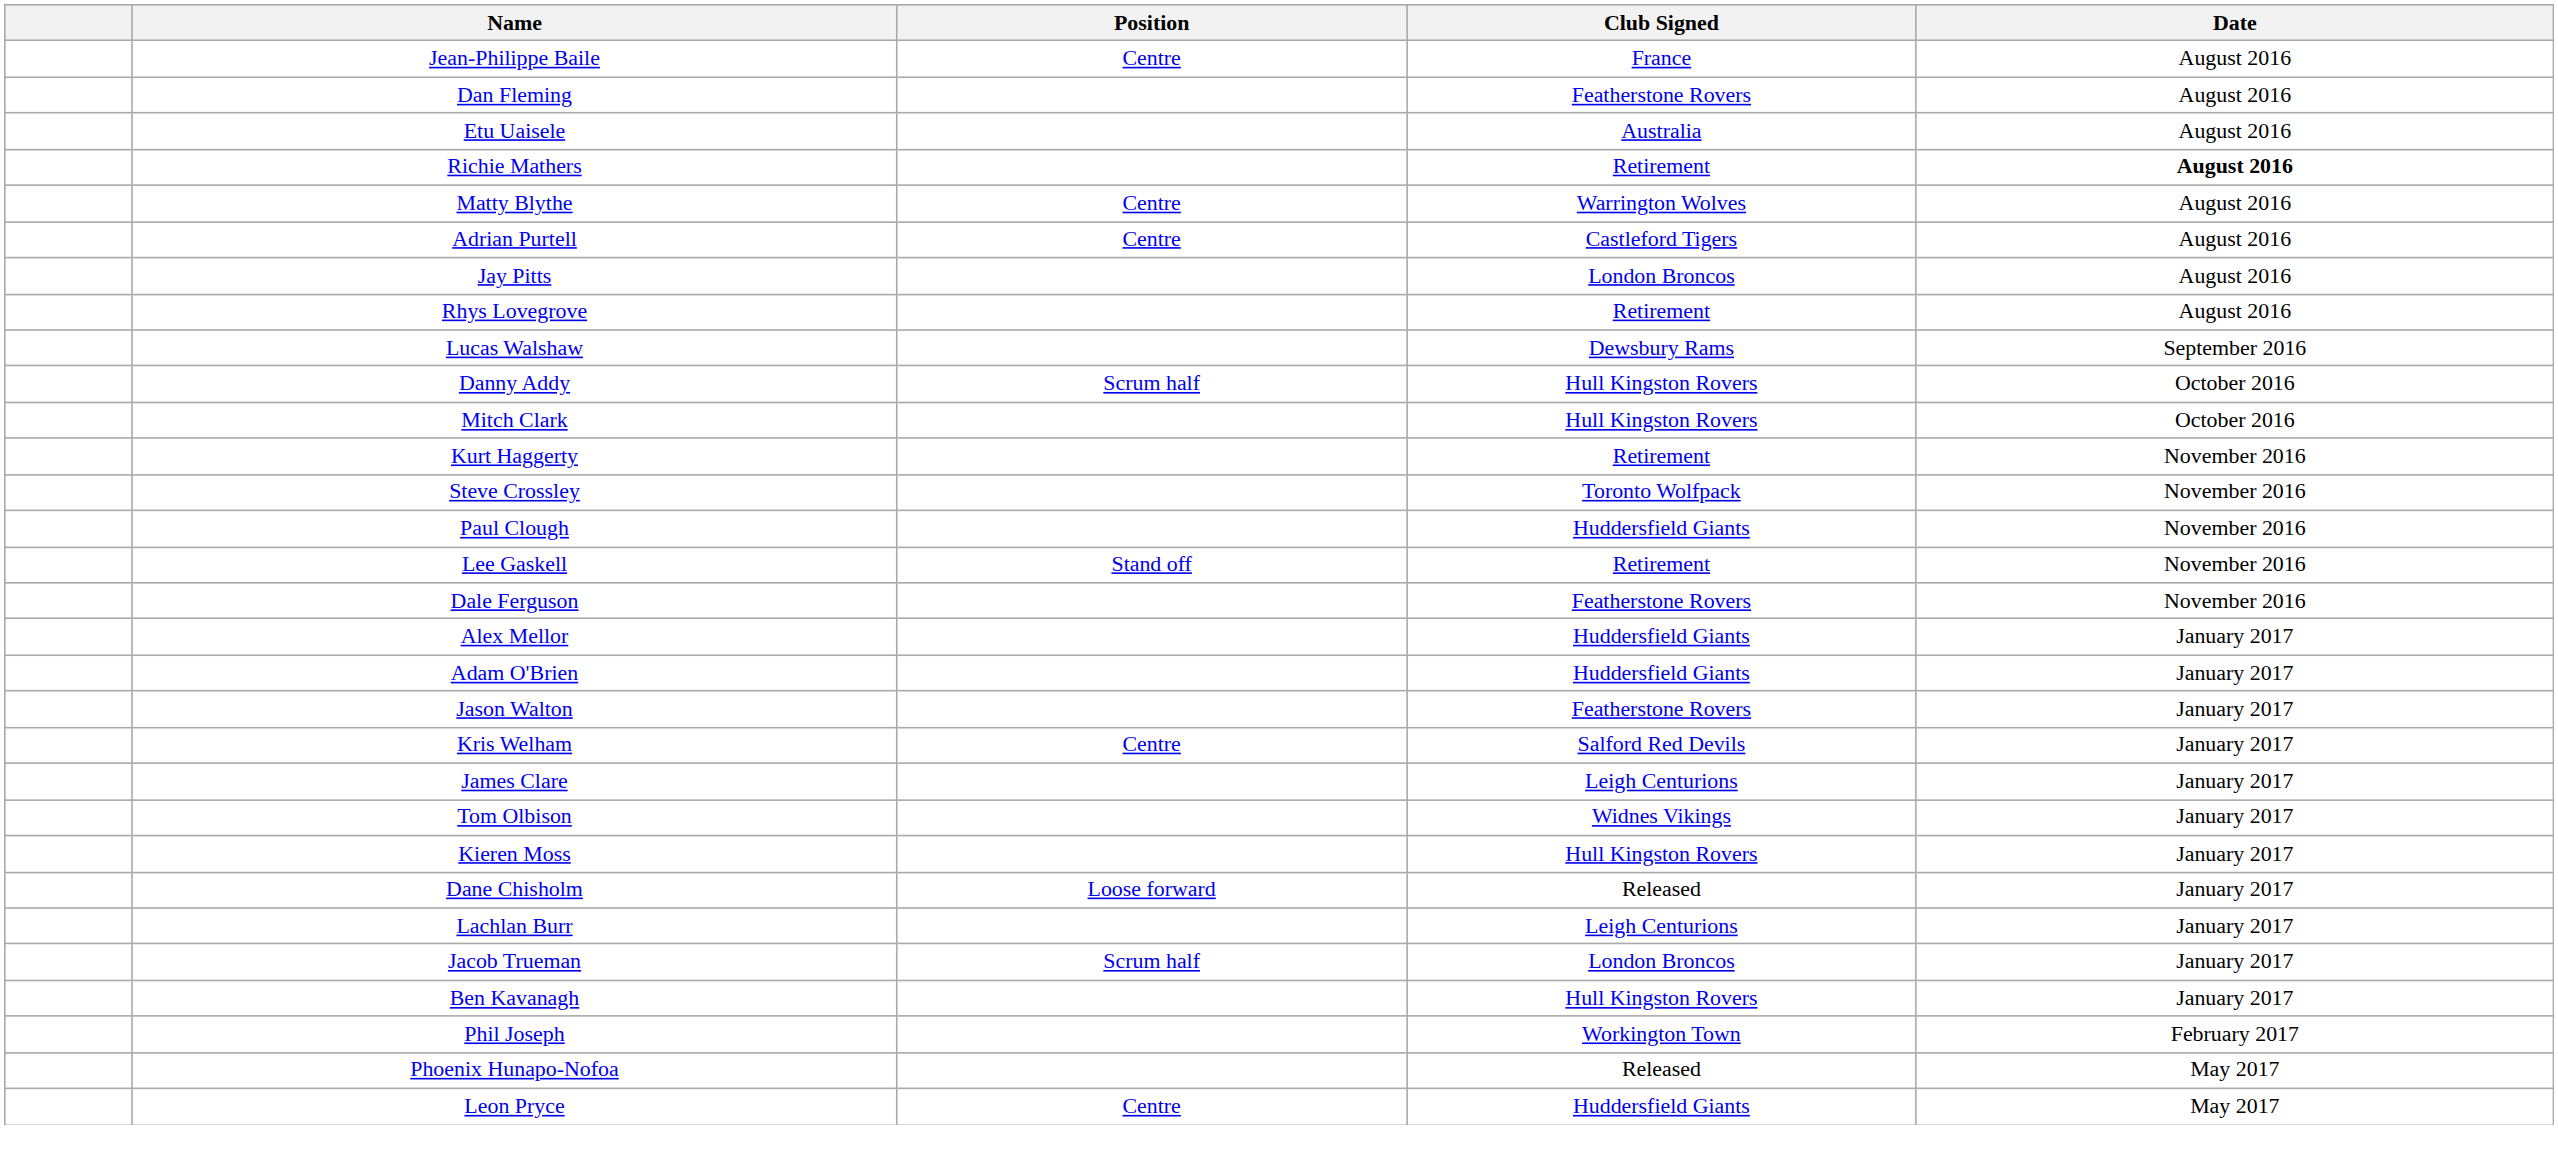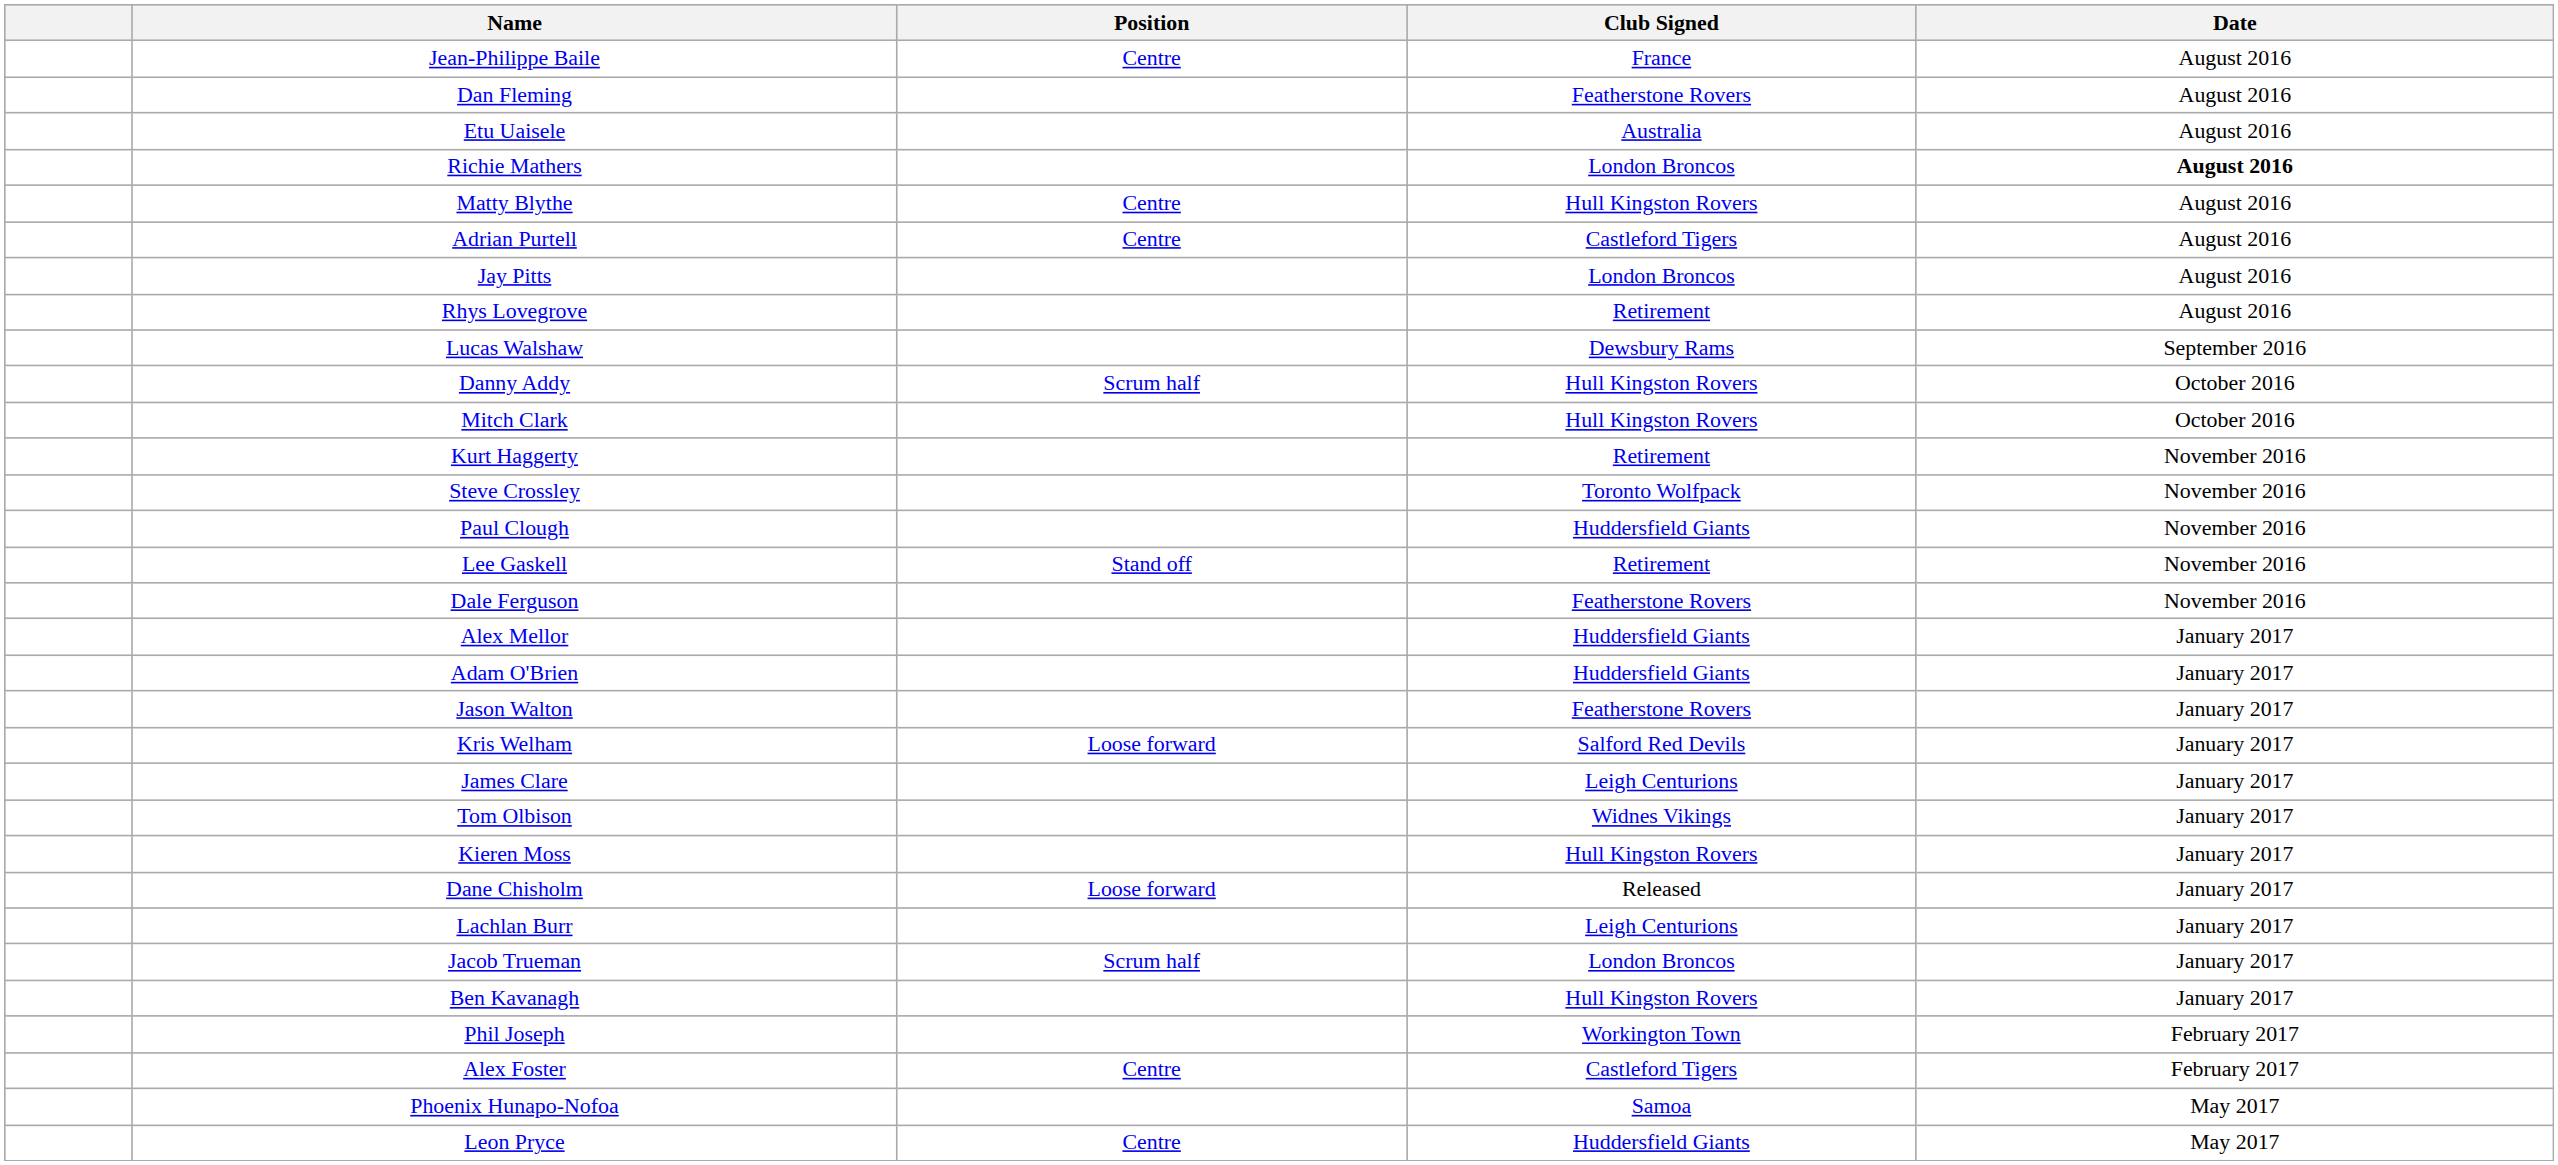(1661, 166) Retirement -> (1661, 166) London Broncos
(1661, 202) Warrington Wolves -> (1661, 202) Hull Kingston Rovers
(1152, 744) Centre -> (1152, 744) Loose forward
+ row: (514, 1069)
(1661, 1069) Released -> (1661, 1105) Samoa
